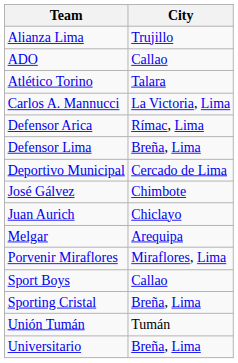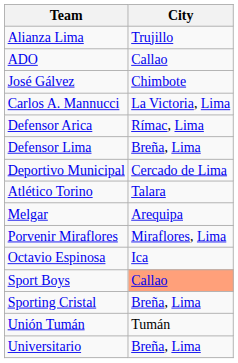rows swapped: (50, 81) <-> (41, 192)
- row: (41, 214)
+ row: (57, 258)
(149, 280) no background -> (149, 280) lightsalmon background
